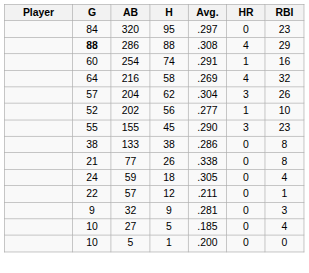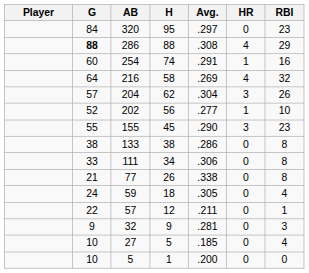+ row: (130, 161)
